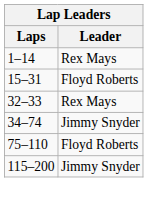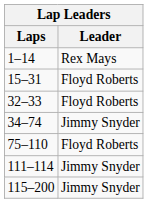(89, 101) Rex Mays -> (100, 101) Floyd Roberts
+ row: (31, 166)
